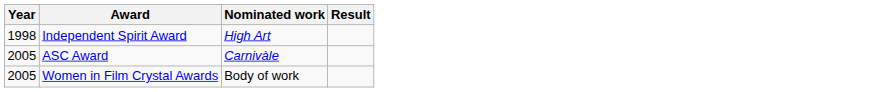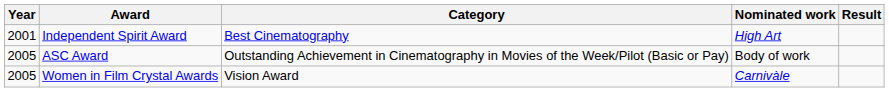+ column: (477, 14)
(22, 35) 1998 -> (22, 35) 2001
(252, 55) Carnivàle -> (772, 55) Body of work
(262, 76) Body of work -> (762, 76) Carnivàle
